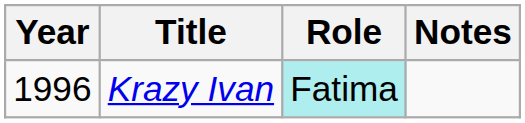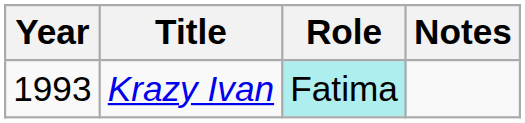(52, 88) 1996 -> (52, 88) 1993
